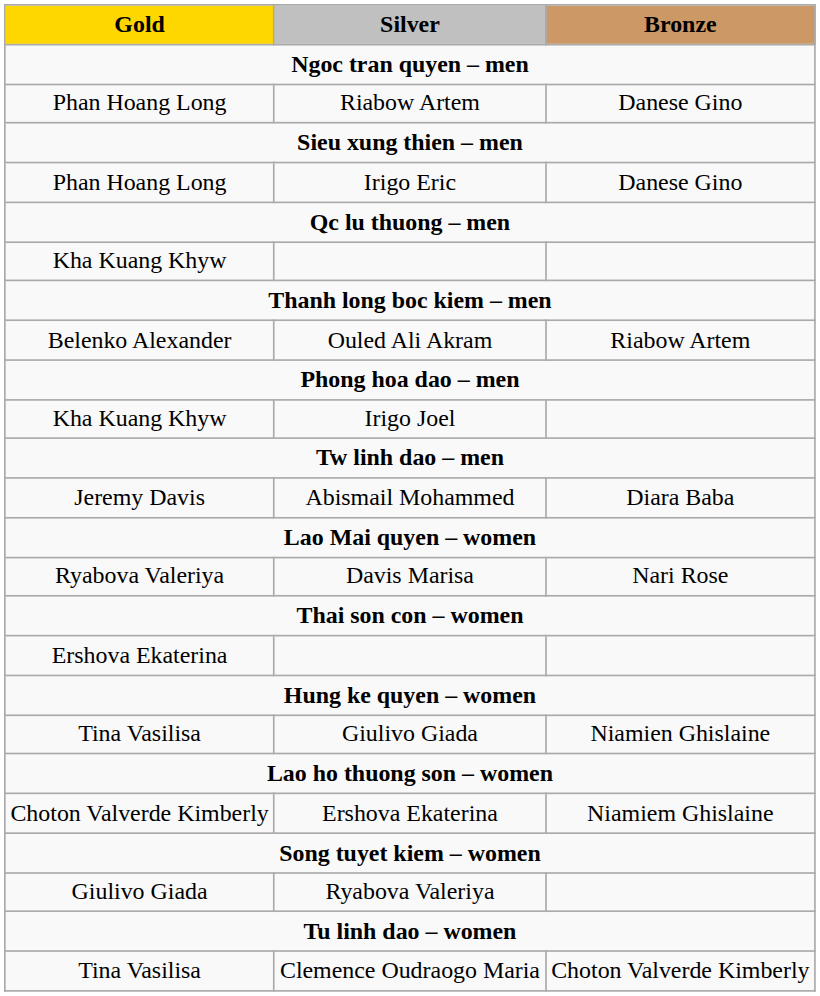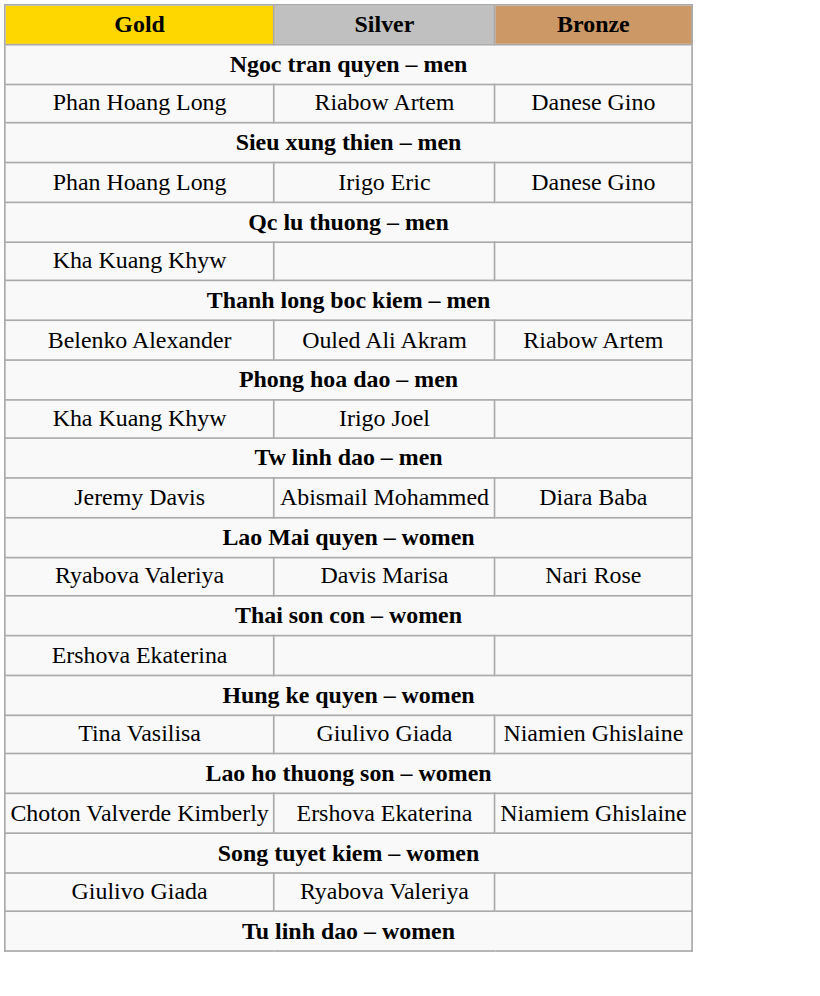- row: (140, 970)
